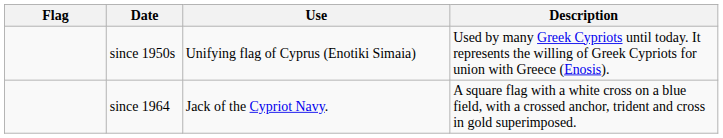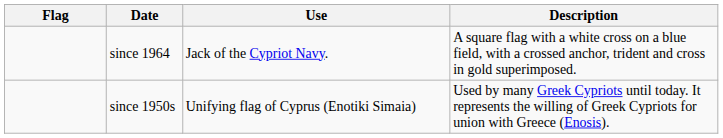rows swapped: (140, 106) <-> (142, 53)
